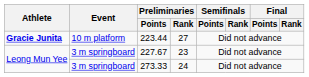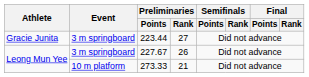(34, 39) bold -> (32, 39) normal
(98, 39) 10 m platform -> (103, 39) 3 m springboard
(183, 52) 23 -> (183, 52) 26
(103, 66) 3 m springboard -> (98, 66) 10 m platform
(183, 66) 24 -> (183, 66) 21
